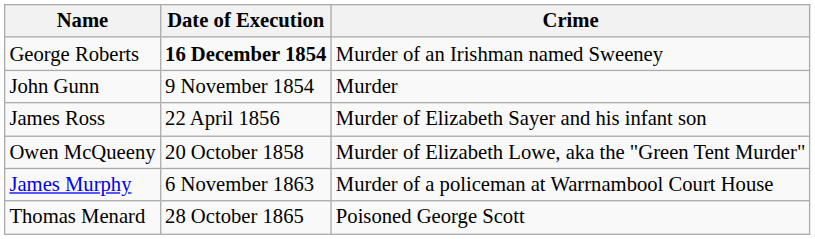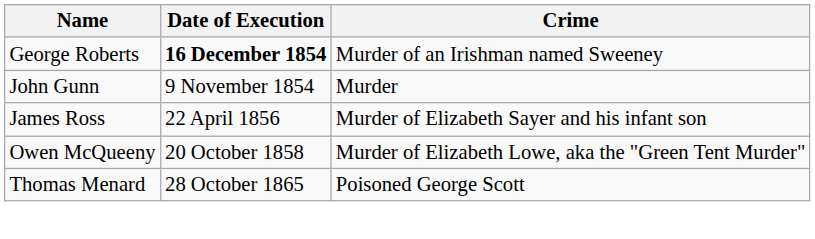- row: (70, 184)
